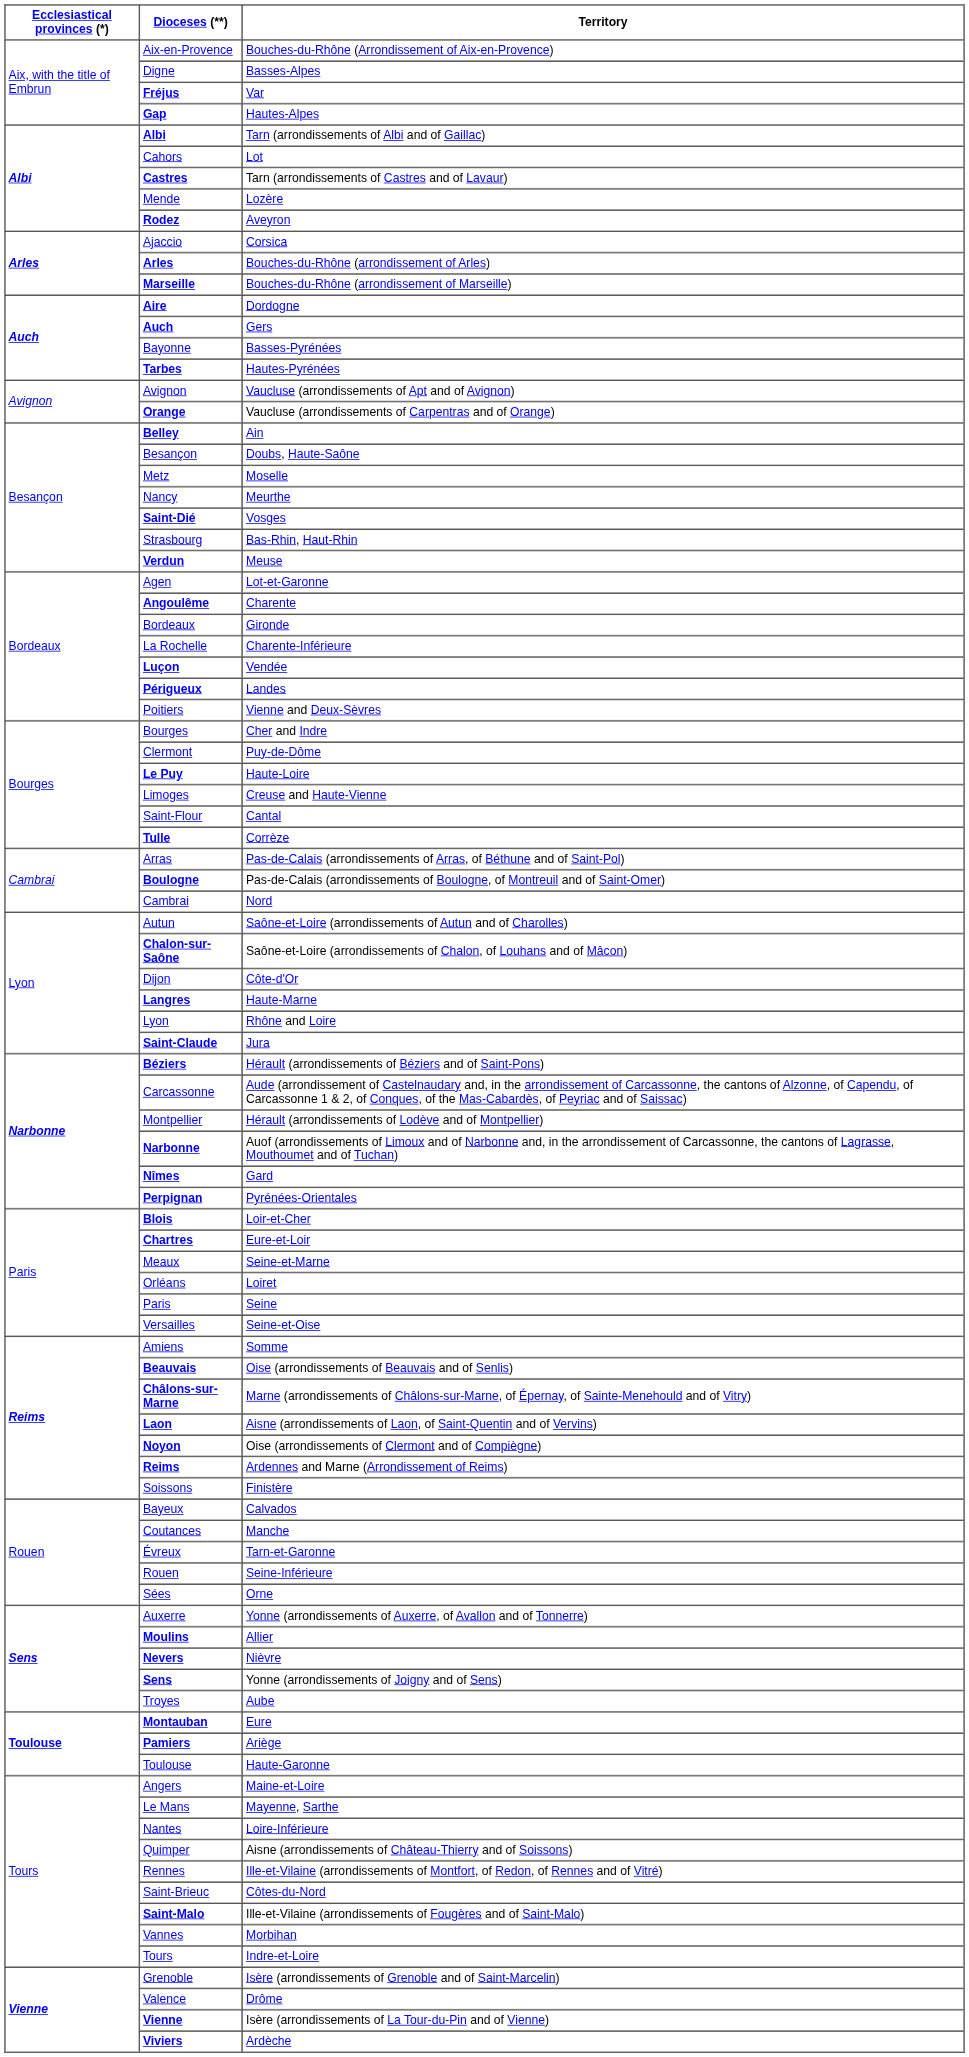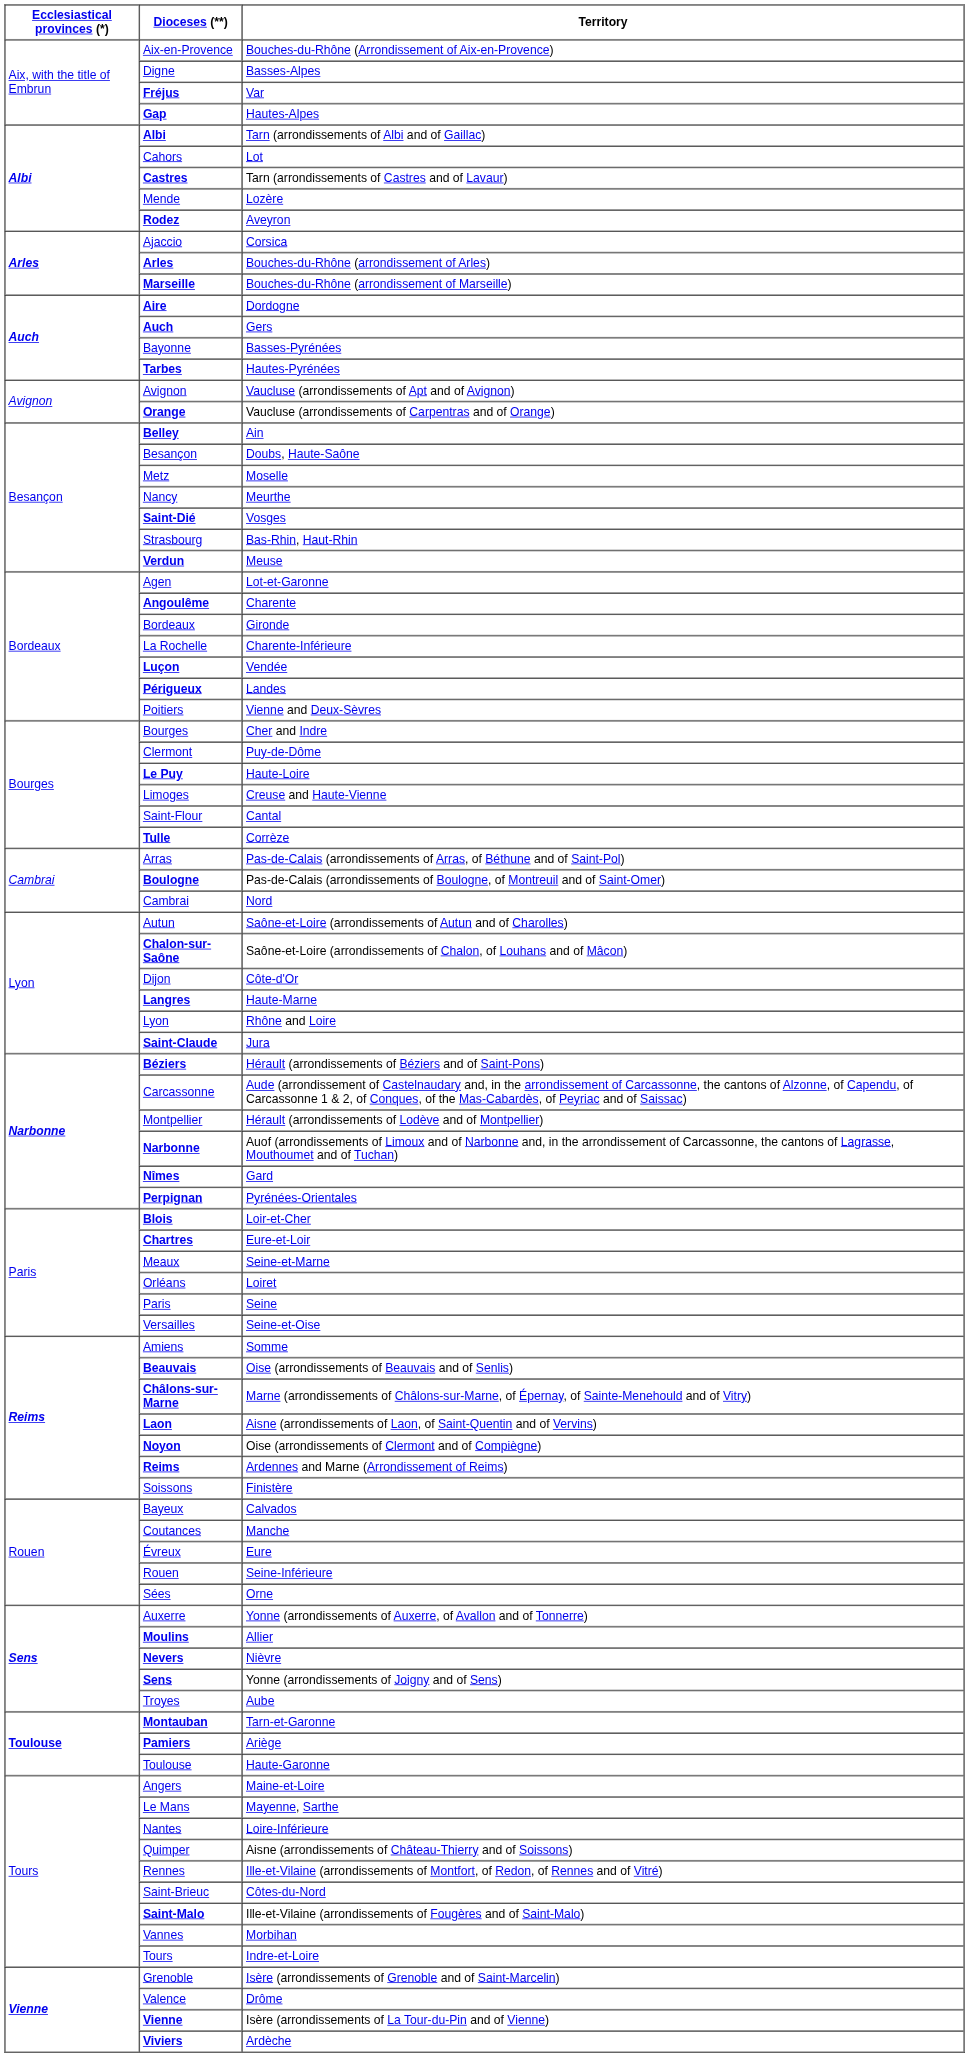(291, 1552) Tarn-et-Garonne -> (259, 1552) Eure
(259, 1722) Eure -> (291, 1722) Tarn-et-Garonne
